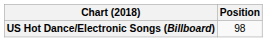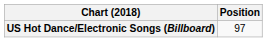(240, 28) 98 -> (240, 28) 97
